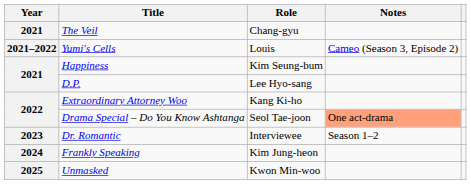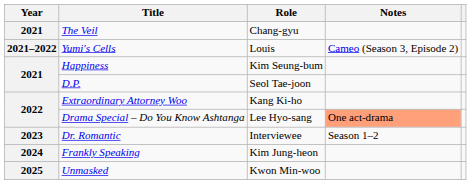(281, 83) Lee Hyo-sang -> (280, 83) Seol Tae-joon
(280, 118) Seol Tae-joon -> (281, 118) Lee Hyo-sang
